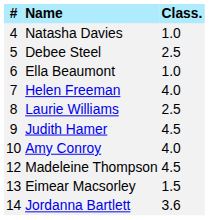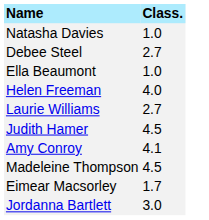- column: (14, 14)
(171, 52) 2.5 -> (152, 52) 2.7
(171, 110) 2.5 -> (152, 110) 2.7
(171, 148) 4.0 -> (152, 148) 4.1
(171, 186) 1.5 -> (152, 186) 1.7
(171, 206) 3.6 -> (152, 206) 3.0
